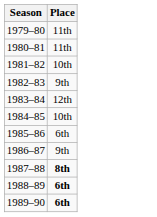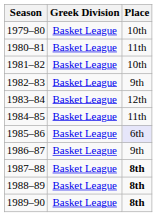+ column: (85, 13)
(62, 30) 11th -> (137, 30) 10th
(62, 116) 10th -> (137, 116) 11th
(62, 133) no background -> (137, 133) lavender background
(62, 185) 6th -> (137, 185) 8th
(62, 202) 6th -> (137, 202) 8th
